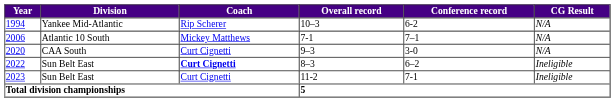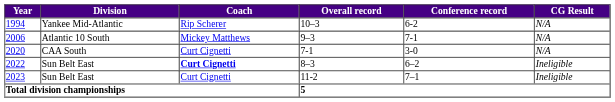(307, 37) 7-1 -> (308, 37) 9–3
(412, 37) 7–1 -> (411, 37) 7-1
(308, 51) 9–3 -> (307, 51) 7-1
(411, 77) 7-1 -> (412, 77) 7–1
